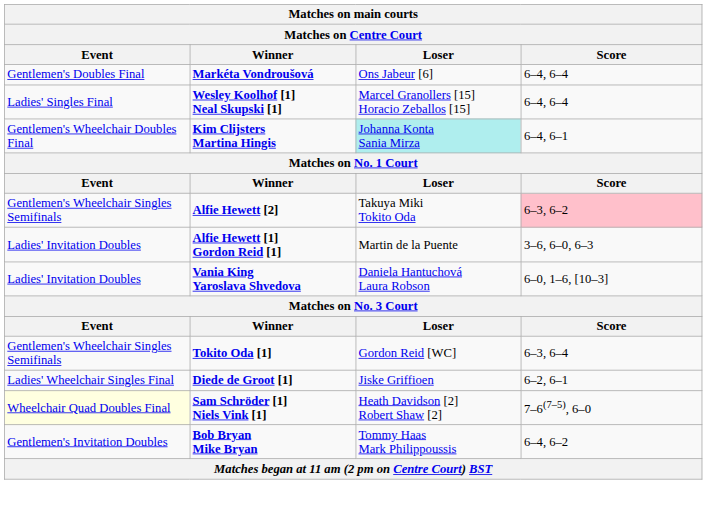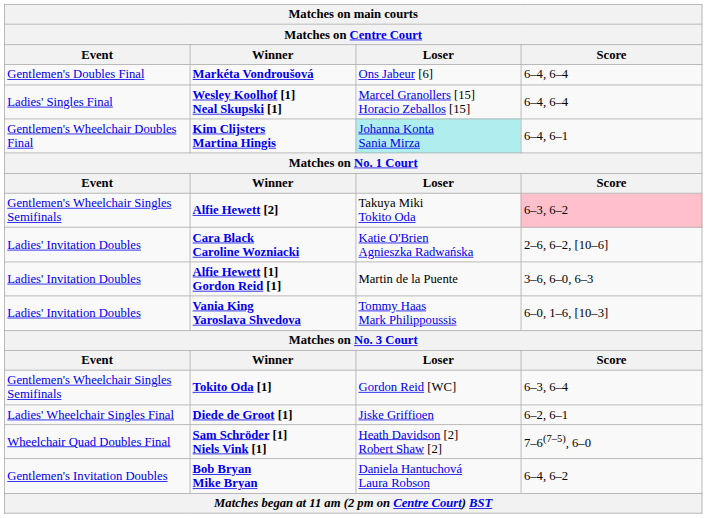+ row: (246, 244)
(410, 278) Daniela Hantuchová Laura Robson -> (407, 313) Tommy Haas Mark Philippoussis
(89, 407) lightyellow background -> (89, 441) no background
(407, 441) Tommy Haas Mark Philippoussis -> (410, 476) Daniela Hantuchová Laura Robson
